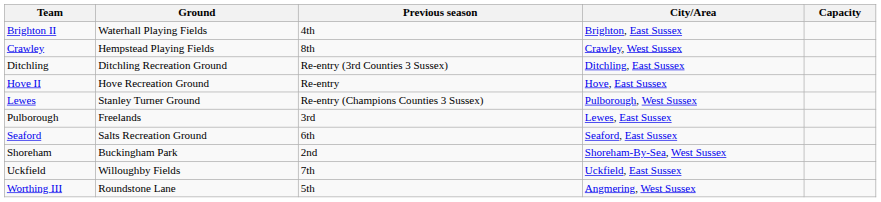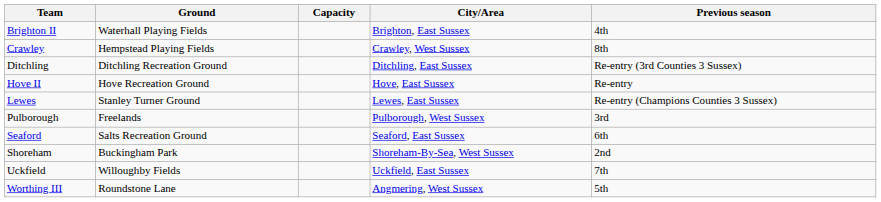columns swapped: (840, 13) <-> (440, 13)
(641, 100) Pulborough, West Sussex -> (416, 100) Lewes, East Sussex
(628, 118) Lewes, East Sussex -> (428, 118) Pulborough, West Sussex
